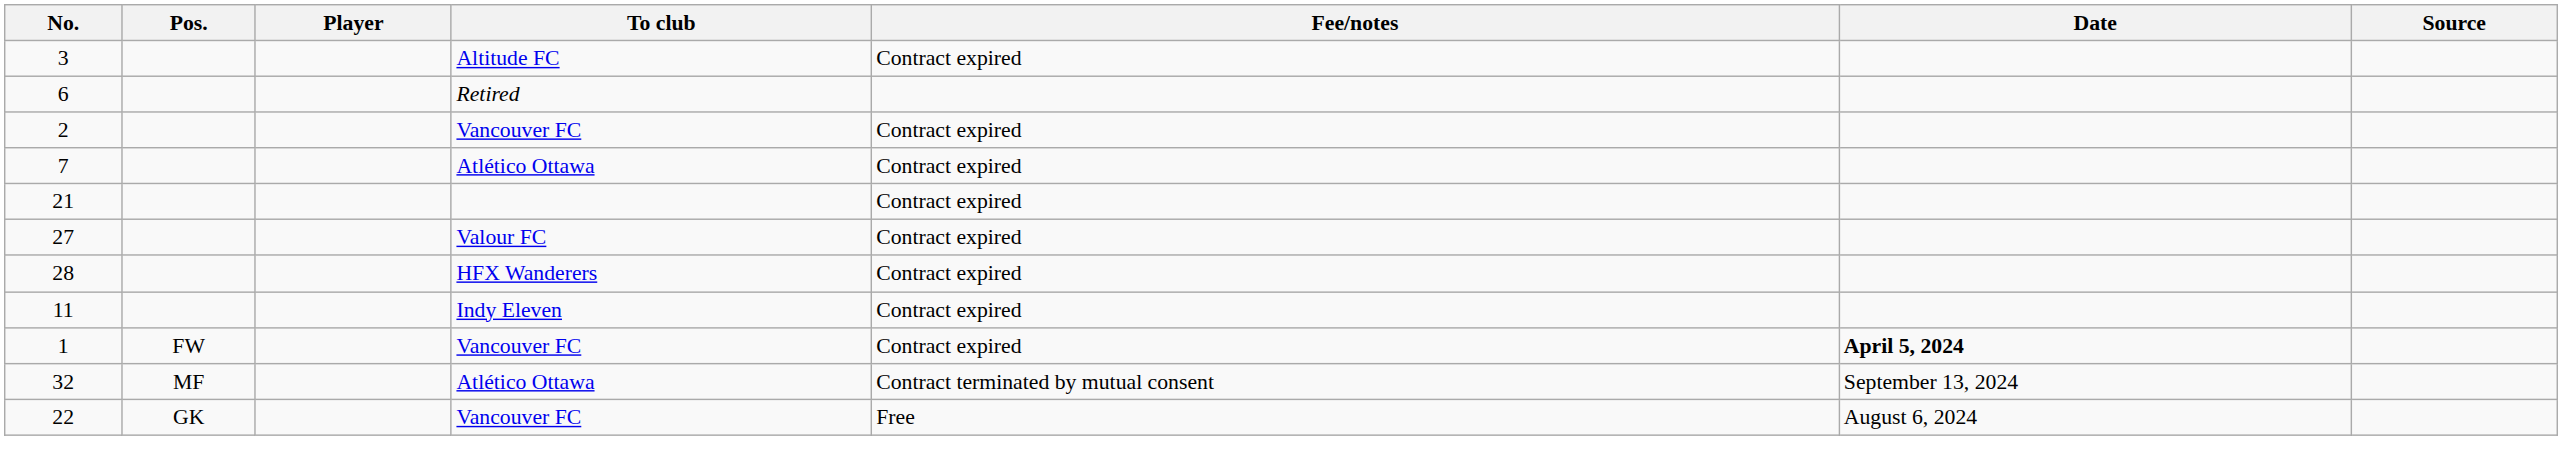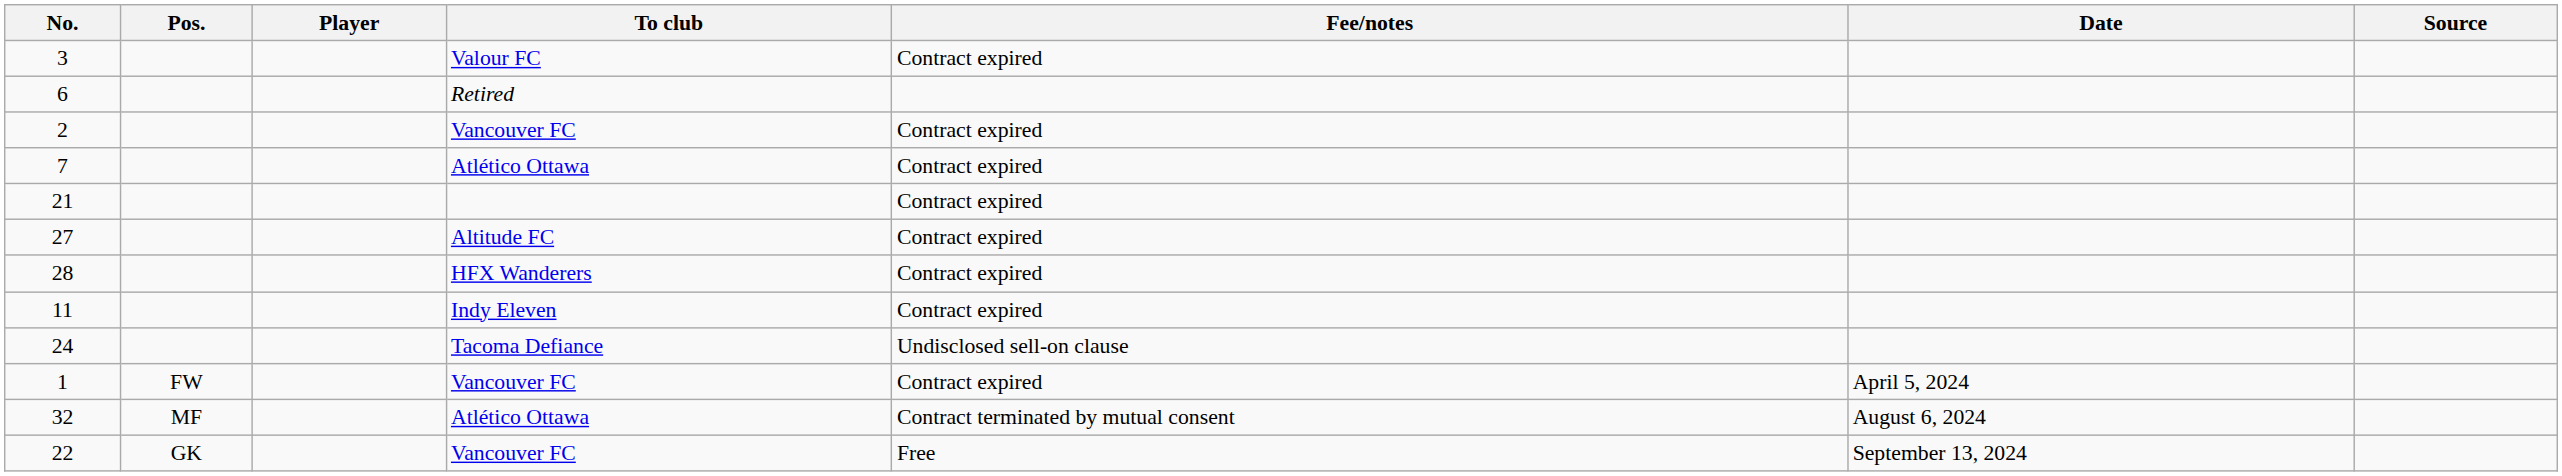(508, 58) Altitude FC -> (496, 58) Valour FC
(501, 237) Valour FC -> (503, 237) Altitude FC
+ row: (62, 345)
(1904, 345) bold -> (1911, 381) normal
(1931, 381) September 13, 2024 -> (1919, 416) August 6, 2024
(1910, 416) August 6, 2024 -> (1940, 452) September 13, 2024
